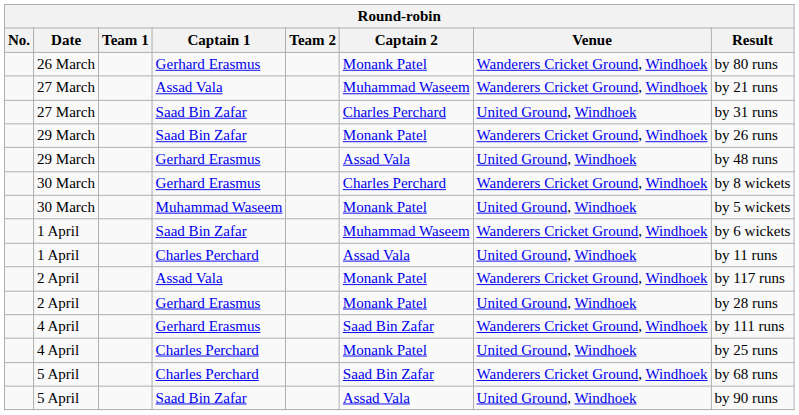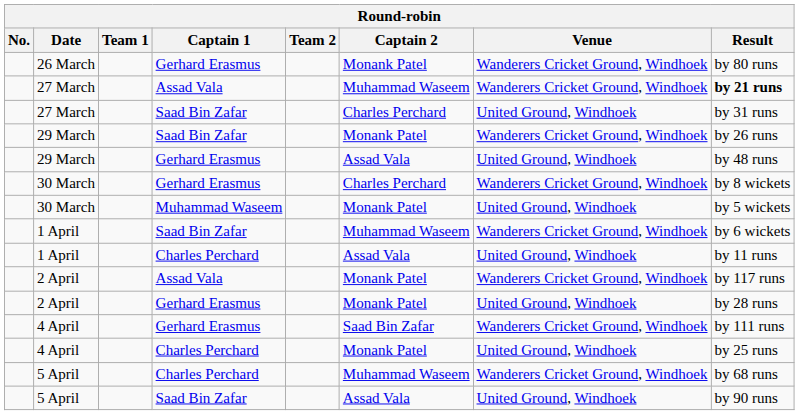(746, 87) normal -> (748, 87) bold
(388, 374) Saad Bin Zafar -> (406, 374) Muhammad Waseem
